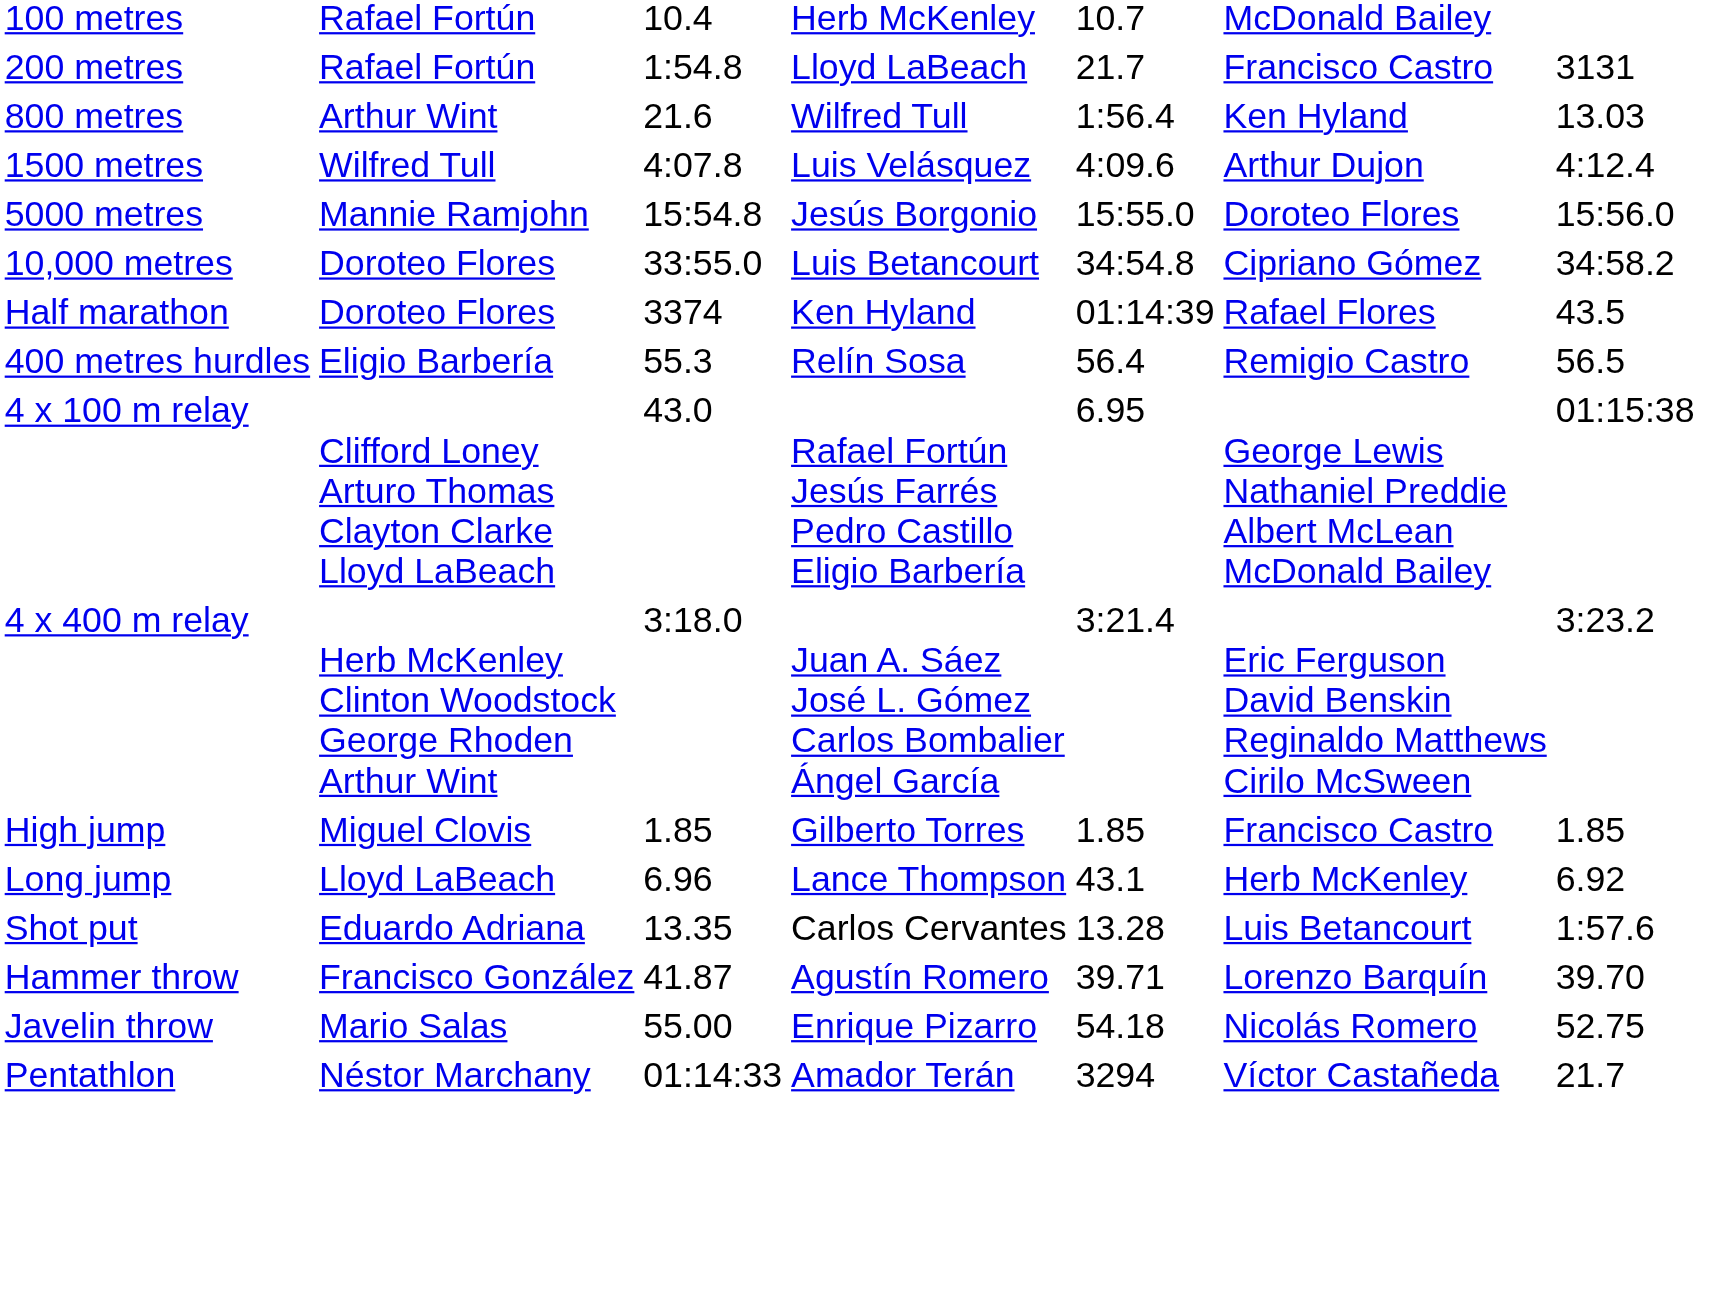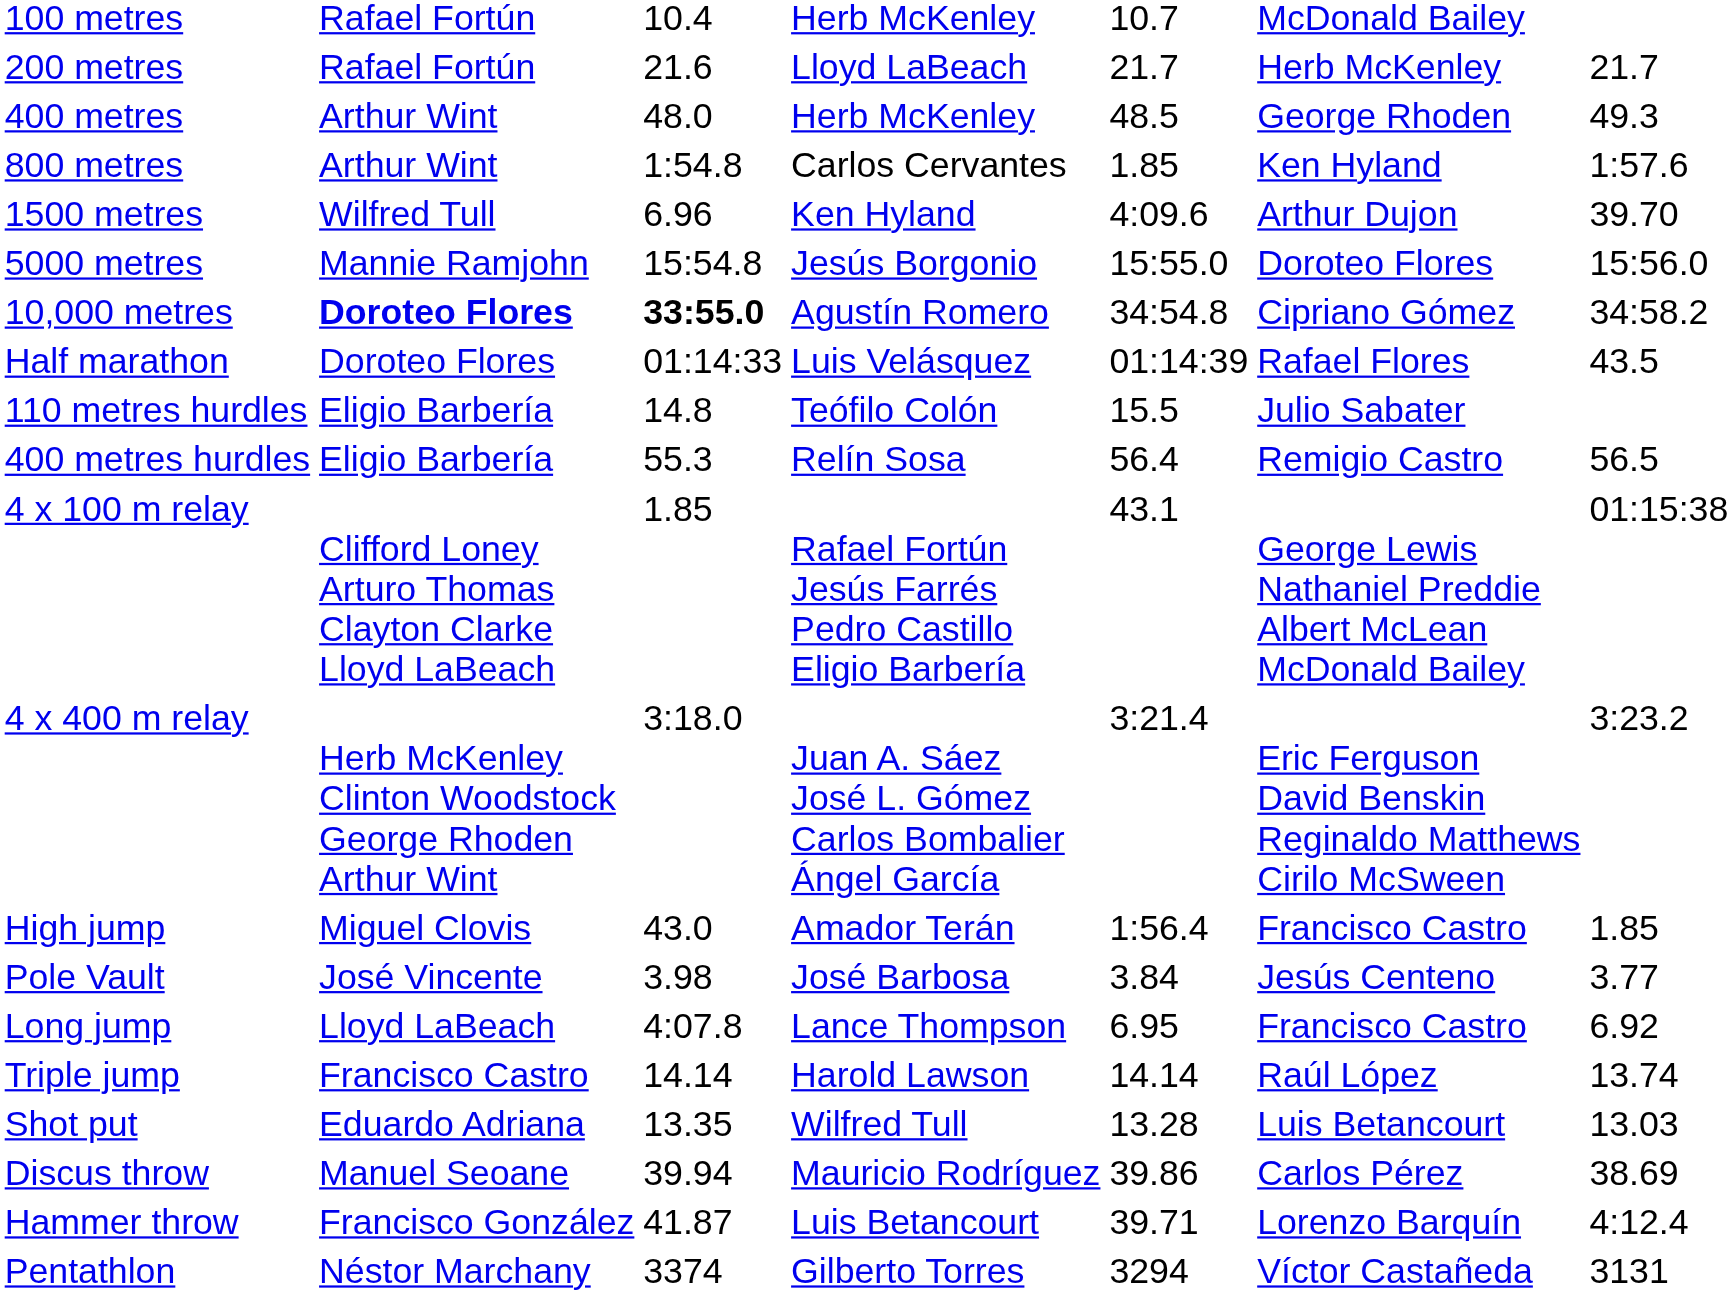(693, 67) 1:54.8 -> (678, 67) 21.6
(1358, 67) Francisco Castro -> (1379, 67) Herb McKenley
(1595, 67) 3131 -> (1624, 67) 21.7
+ row: (94, 116)
(678, 116) 21.6 -> (693, 165) 1:54.8
(879, 116) Wilfred Tull -> (929, 165) Carlos Cervantes
(1125, 116) 1:56.4 -> (1144, 165) 1.85
(1600, 116) 13.03 -> (1639, 165) 1:57.6
(693, 165) 4:07.8 -> (678, 214) 6.96
(911, 165) Luis Velásquez -> (883, 214) Ken Hyland
(1605, 165) 4:12.4 -> (1634, 214) 39.70
(437, 263) normal -> (446, 312) bold
(703, 263) normal -> (704, 312) bold
(915, 263) Luis Betancourt -> (920, 312) Agustín Romero
(683, 312) 3374 -> (713, 361) 01:14:33
(883, 312) Ken Hyland -> (911, 361) Luis Velásquez
+ row: (156, 410)
(678, 410) 43.0 -> (678, 508) 1.85
(1110, 410) 6.95 -> (1144, 508) 43.1
(678, 829) 1.85 -> (678, 927) 43.0
(908, 829) Gilberto Torres -> (903, 927) Amador Terán
(1110, 829) 1.85 -> (1159, 927) 1:56.4
+ row: (85, 977)
(678, 878) 6.96 -> (693, 1026) 4:07.8
(1110, 878) 43.1 -> (1144, 1026) 6.95
(1345, 878) Herb McKenley -> (1392, 1026) Francisco Castro
+ row: (92, 1075)
(929, 927) Carlos Cervantes -> (879, 1124) Wilfred Tull
(1605, 927) 1:57.6 -> (1634, 1124) 13.03
+ row: (107, 1173)
(920, 977) Agustín Romero -> (915, 1222) Luis Betancourt
(1600, 977) 39.70 -> (1639, 1222) 4:12.4
- row: (109, 1026)
(713, 1075) 01:14:33 -> (683, 1271) 3374
(903, 1075) Amador Terán -> (908, 1271) Gilberto Torres
(1590, 1075) 21.7 -> (1629, 1271) 3131
